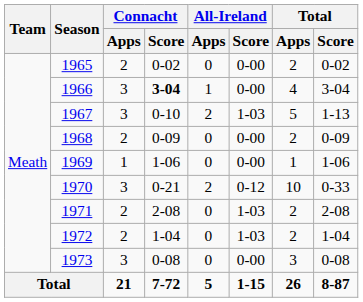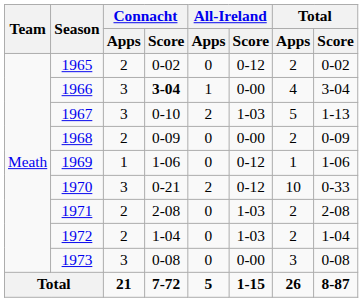(251, 65) 0-00 -> (251, 65) 0-12
(251, 162) 0-00 -> (251, 162) 0-12
